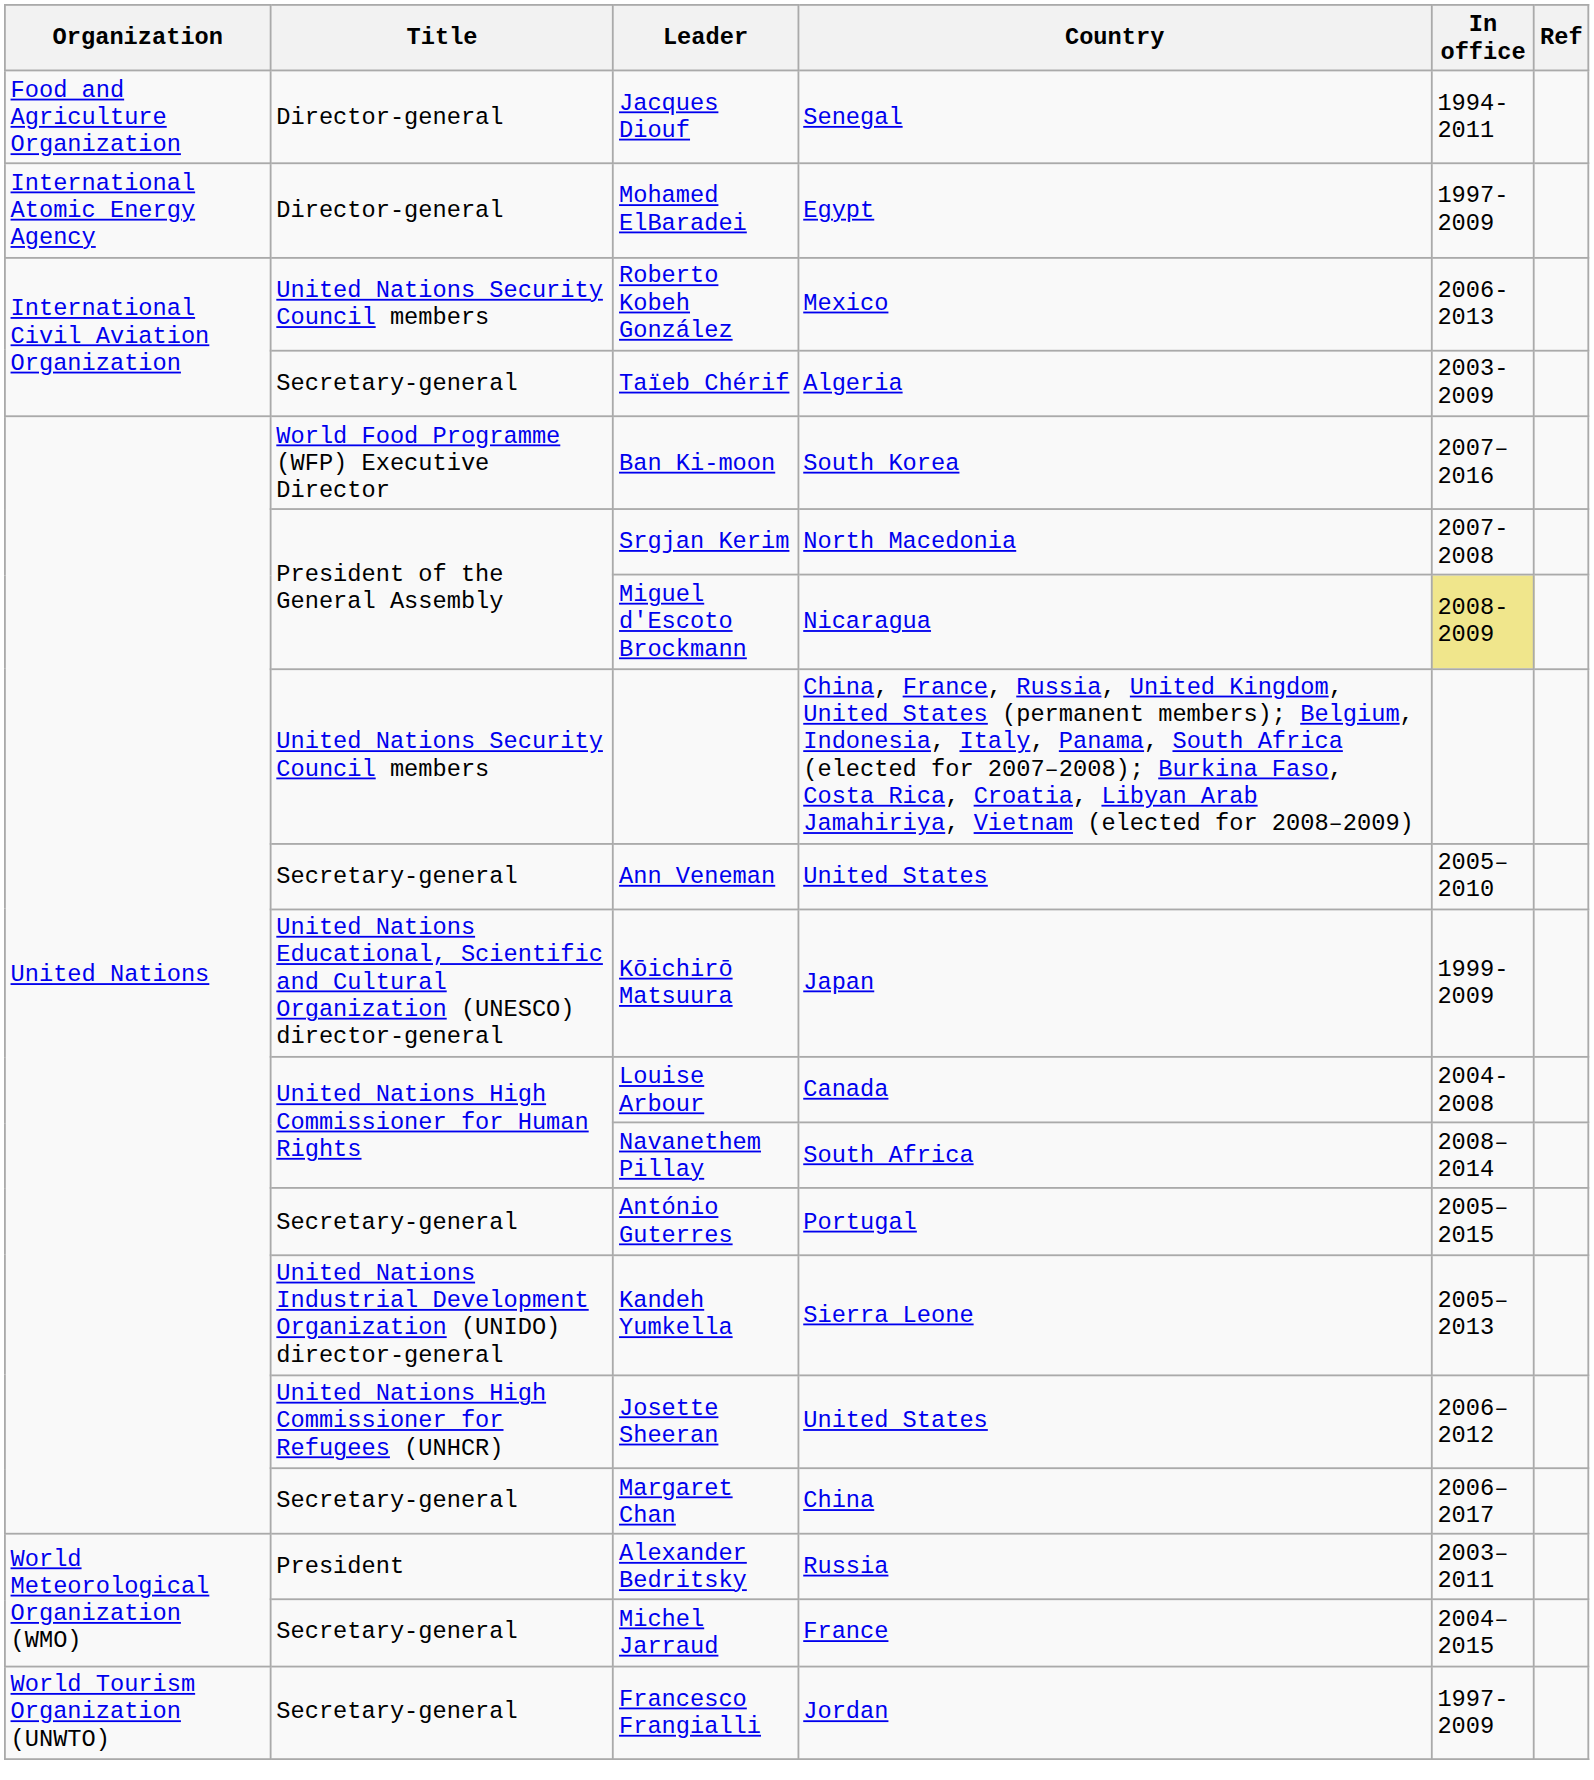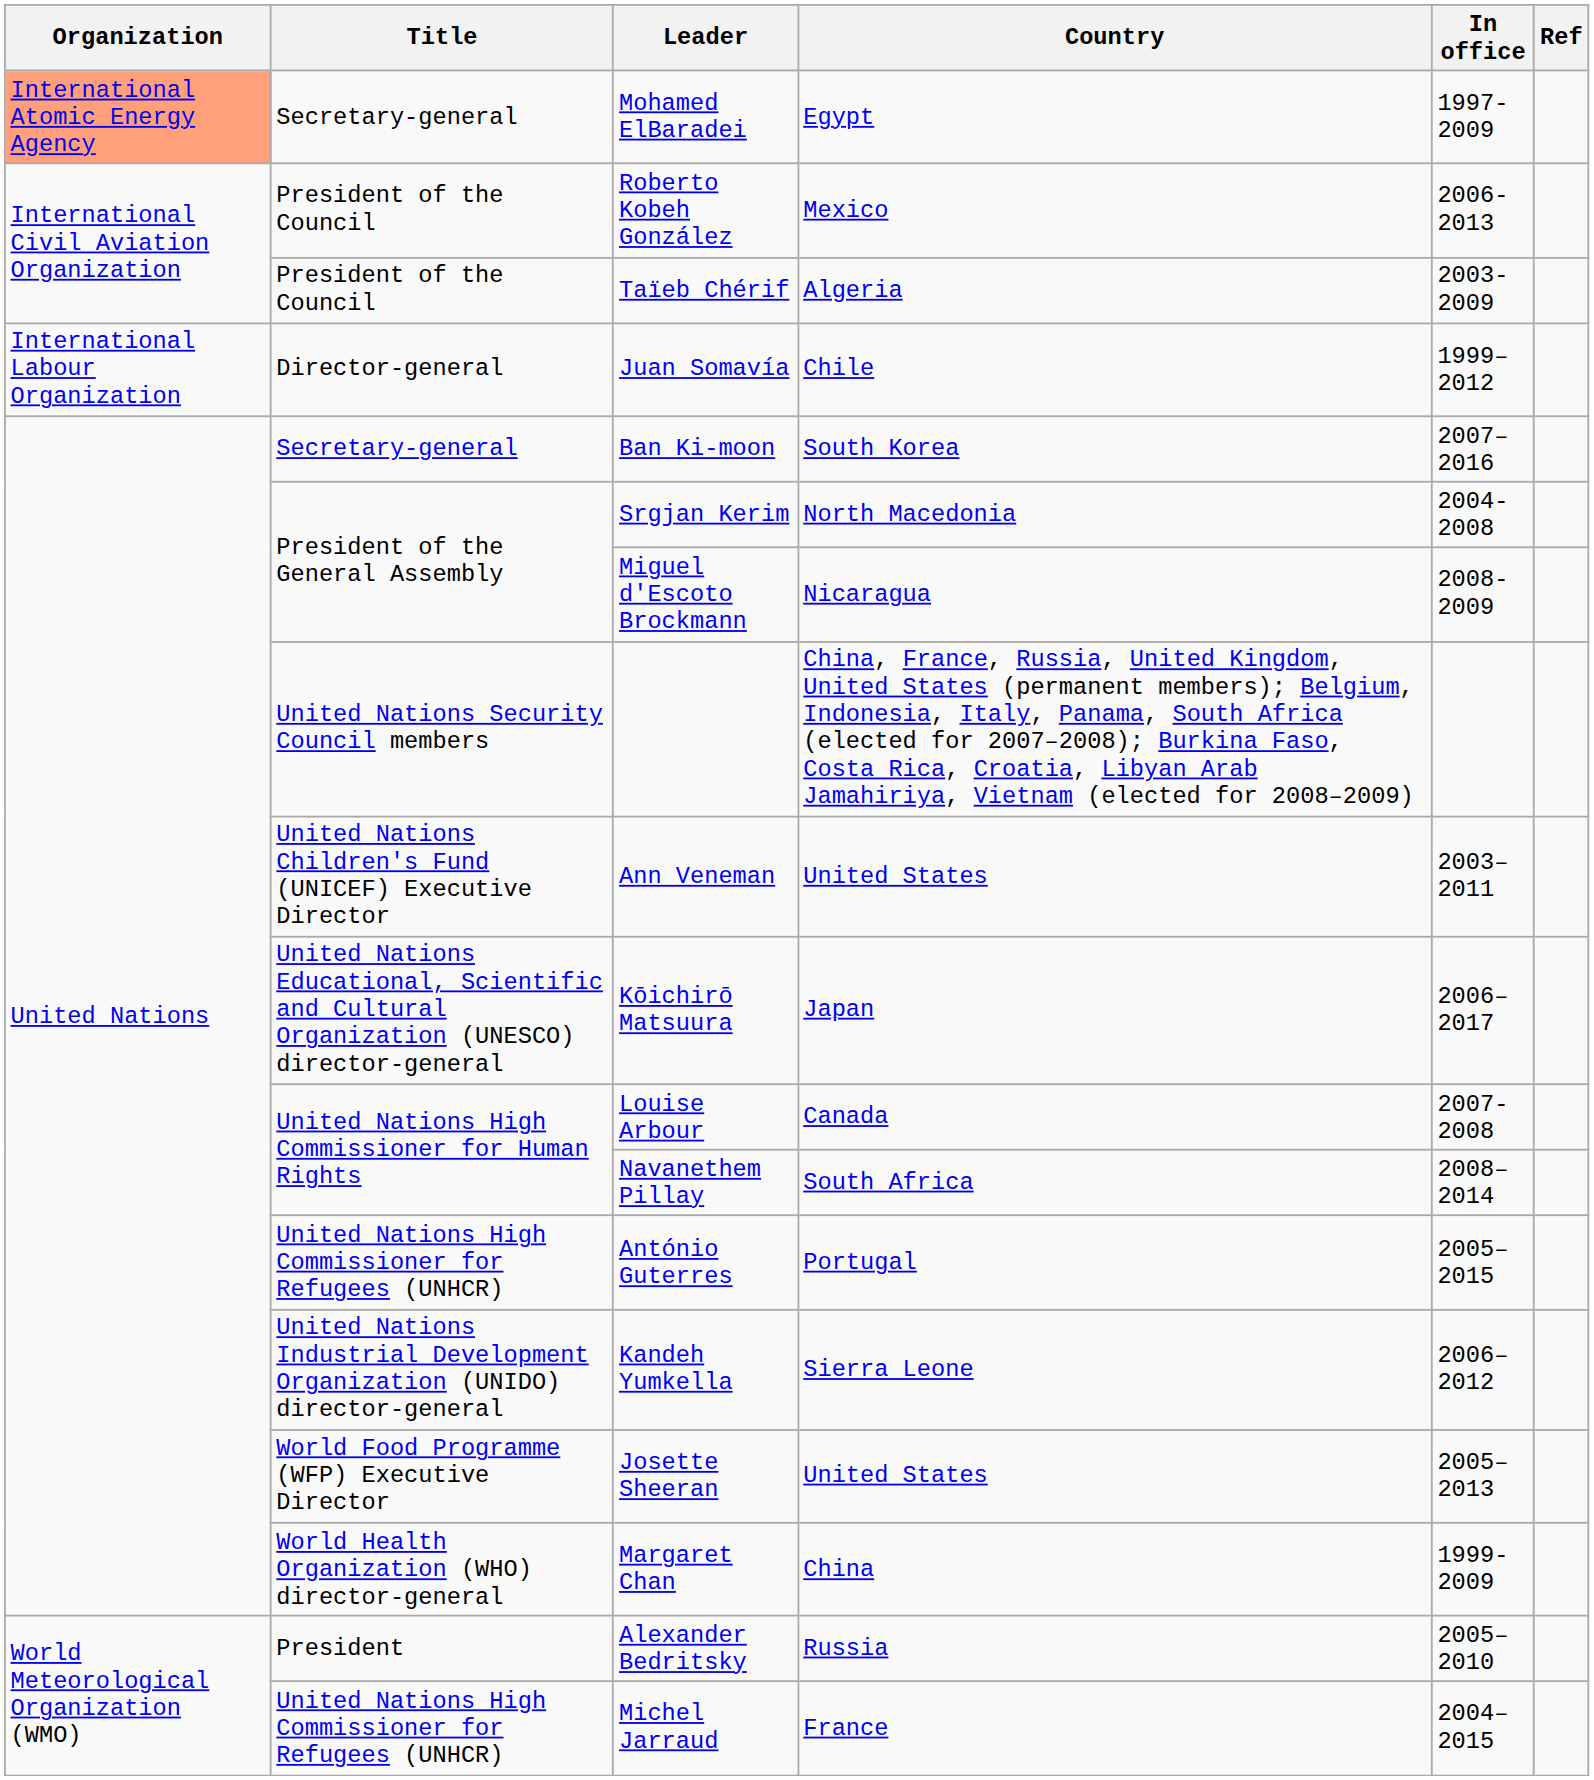- row: (669, 117)
(103, 211) no background -> (103, 117) lightsalmon background
(390, 211) Director-general -> (397, 117) Secretary-general
(440, 304) United Nations Security Council members -> (390, 211) President of the Council
(397, 383) Secretary-general -> (390, 290) President of the Council
+ row: (704, 370)
(418, 463) World Food Programme (WFP) Executive Director -> (397, 449) Secretary-general
(1473, 542) 2007-2008 -> (1473, 515) 2004-2008
(1473, 622) khaki background -> (1473, 594) no background
(397, 876) Secretary-general -> (404, 876) United Nations Children's Fund (UNICEF) Executive Director
(1473, 876) 2005–2010 -> (1473, 876) 2003–2011
(1473, 983) 1999-2009 -> (1473, 1010) 2006–2017
(1473, 1090) 2004-2008 -> (1473, 1117) 2007-2008
(397, 1222) Secretary-general -> (411, 1263) United Nations High Commissioner for Refugees (UNHCR)
(1473, 1315) 2005–2013 -> (1473, 1369) 2006–2012
(411, 1422) United Nations High Commissioner for Refugees (UNHCR) -> (418, 1476) World Food Programme (WFP) Executive Director
(1473, 1422) 2006–2012 -> (1473, 1476) 2005–2013
(397, 1501) Secretary-general -> (404, 1569) World Health Organization (WHO) director-general
(1473, 1501) 2006–2017 -> (1473, 1569) 1999-2009
(1473, 1567) 2003–2011 -> (1473, 1649) 2005–2010
(397, 1633) Secretary-general -> (411, 1728) United Nations High Commissioner for Refugees (UNHCR)
- row: (690, 1712)
